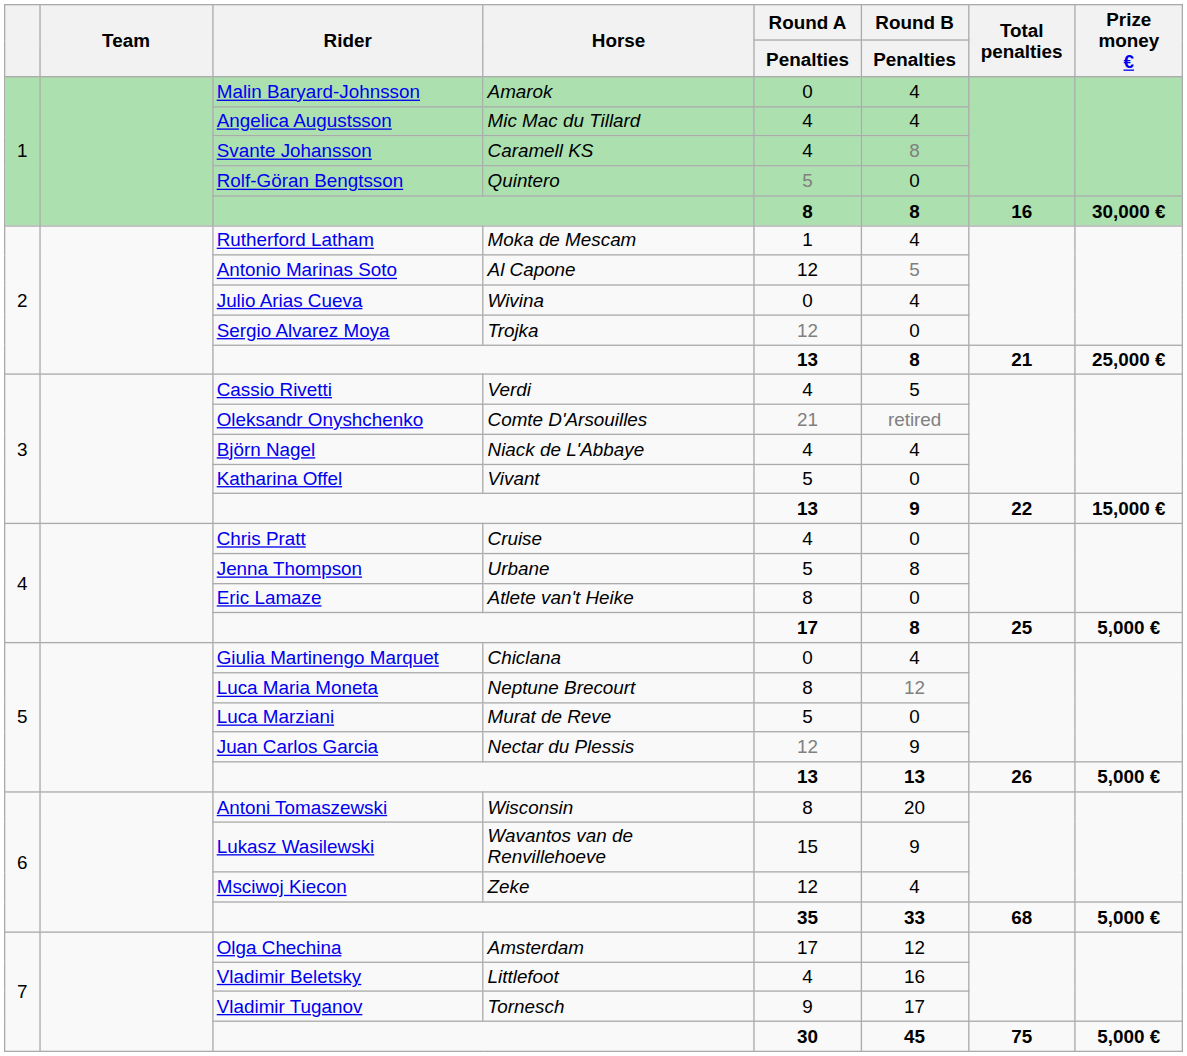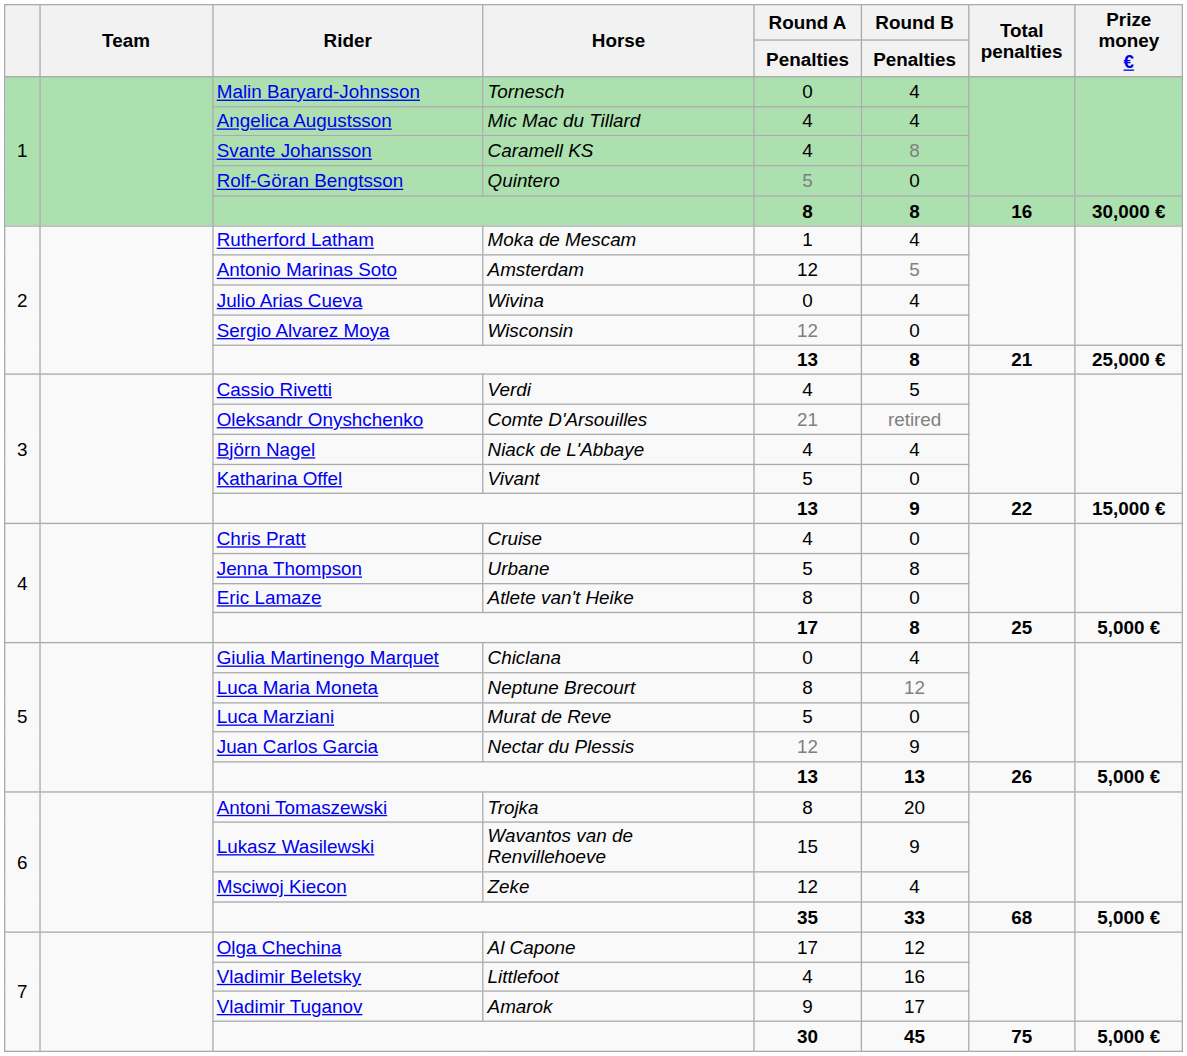(520, 92) Amarok -> (526, 92) Tornesch
(532, 270) Al Capone -> (536, 270) Amsterdam
(513, 330) Trojka -> (530, 330) Wisconsin
(530, 807) Wisconsin -> (513, 807) Trojka
(536, 947) Amsterdam -> (532, 947) Al Capone
(526, 1007) Tornesch -> (520, 1007) Amarok
